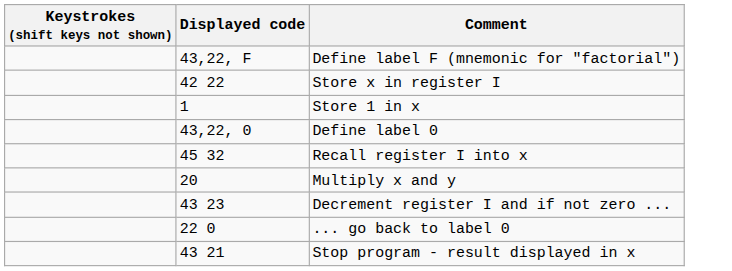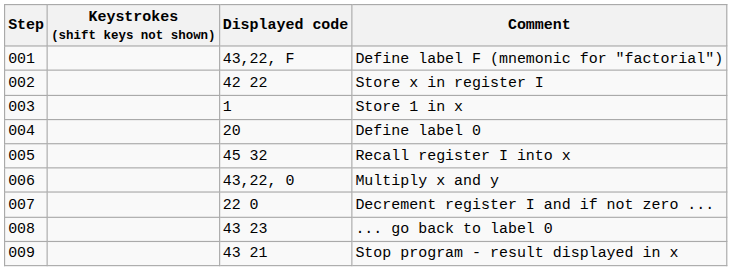+ column: (26, 25)
(216, 131) 43,22, 0 -> (232, 131) 20
(189, 180) 20 -> (259, 180) 43,22, 0
(202, 205) 43 23 -> (241, 205) 22 0
(198, 229) 22 0 -> (245, 229) 43 23
